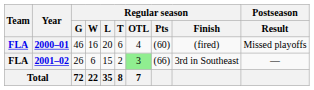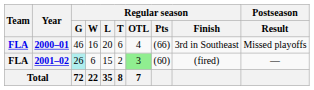(162, 45) (60) -> (162, 45) (66)
(207, 45) (fired) -> (207, 45) 3rd in Southeast
(79, 61) no background -> (79, 61) paleturquoise background
(162, 61) (66) -> (162, 61) (60)
(207, 61) 3rd in Southeast -> (207, 61) (fired)
